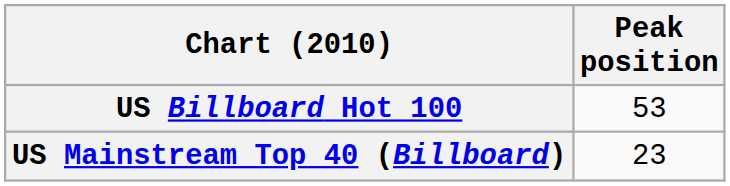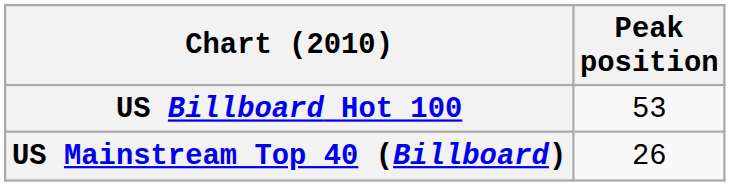(649, 156) 23 -> (649, 156) 26
